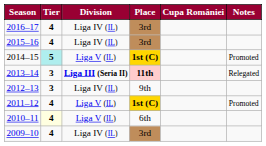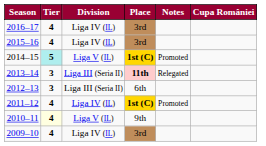columns swapped: (244, 12) <-> (193, 12)
(96, 73) bold -> (93, 73) normal
(96, 88) Liga IV (IL) -> (93, 88) Liga III (Seria II)
(145, 88) 9th -> (140, 88) 6th
(96, 103) Liga V (IL) -> (93, 103) Liga IV (IL)
(145, 118) 6th -> (140, 118) 9th
